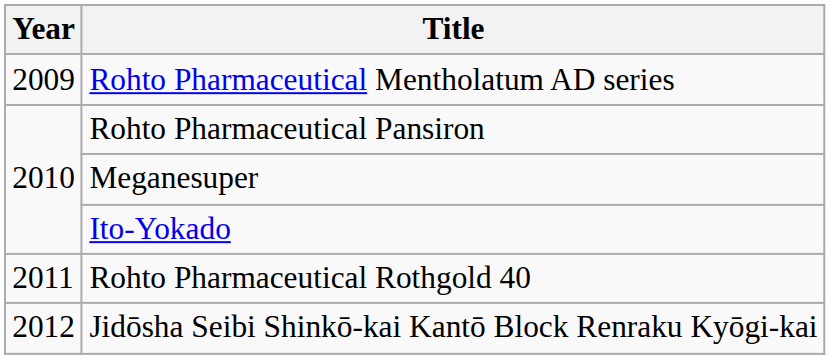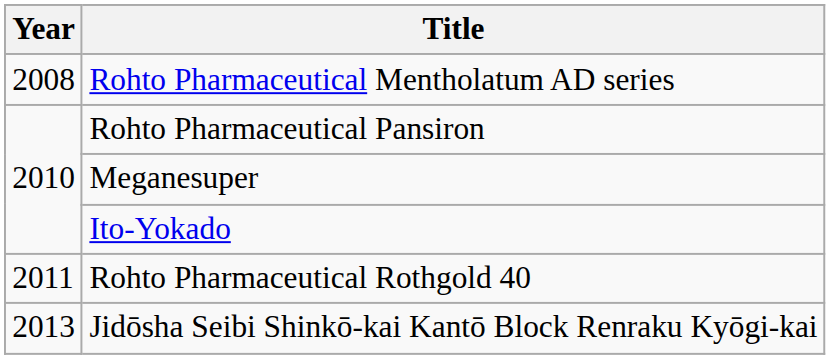(44, 79) 2009 -> (44, 79) 2008
(44, 327) 2012 -> (44, 327) 2013
